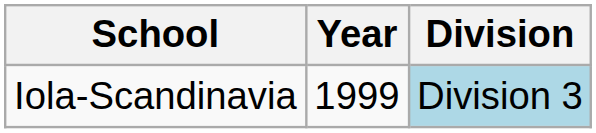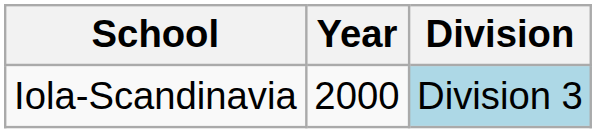(357, 95) 1999 -> (357, 95) 2000
